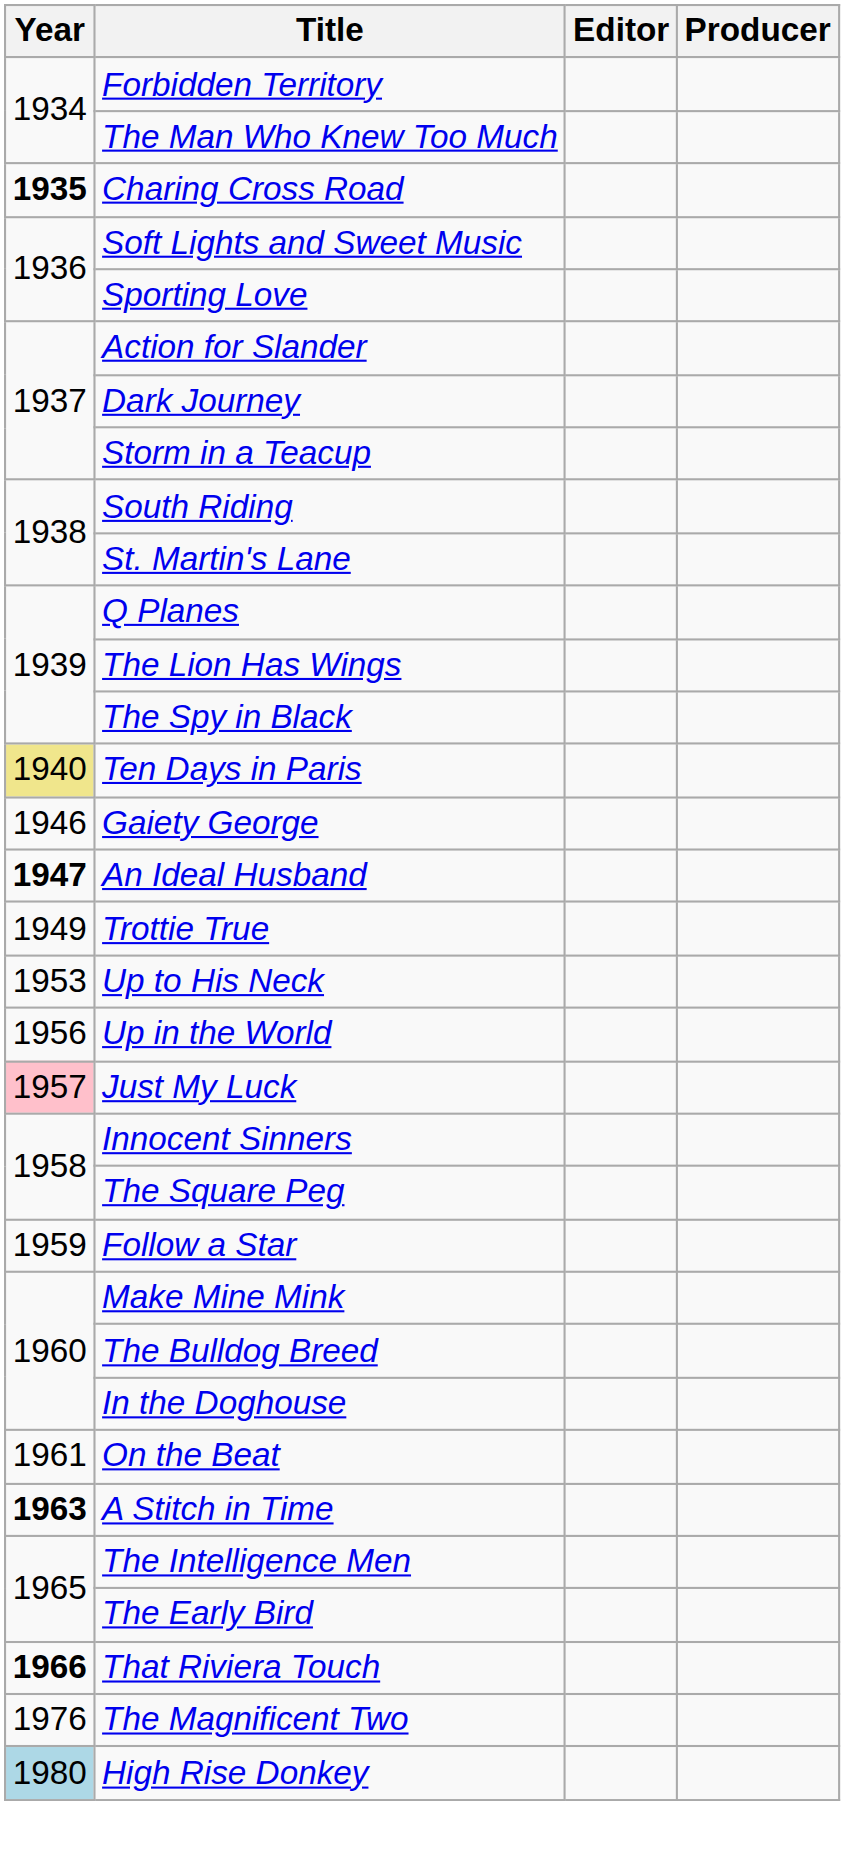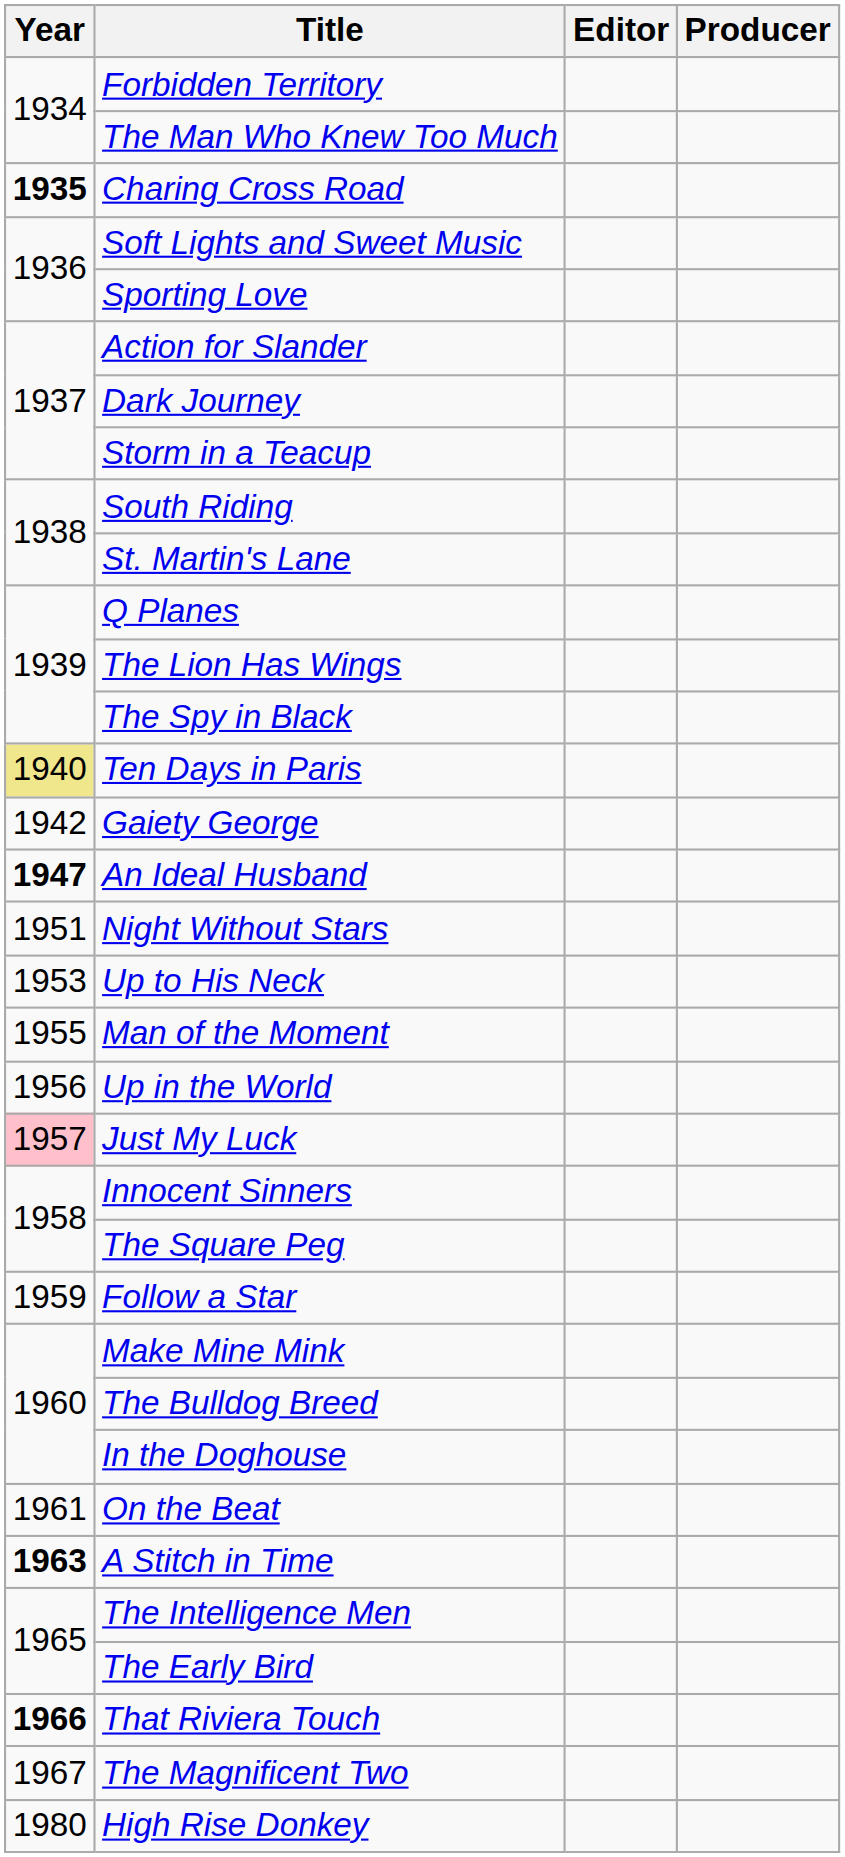(50, 822) 1946 -> (50, 822) 1942
- row: (186, 928)
+ row: (245, 928)
+ row: (245, 1033)
(50, 1719) 1976 -> (50, 1772) 1967
(50, 1772) lightblue background -> (50, 1825) no background
